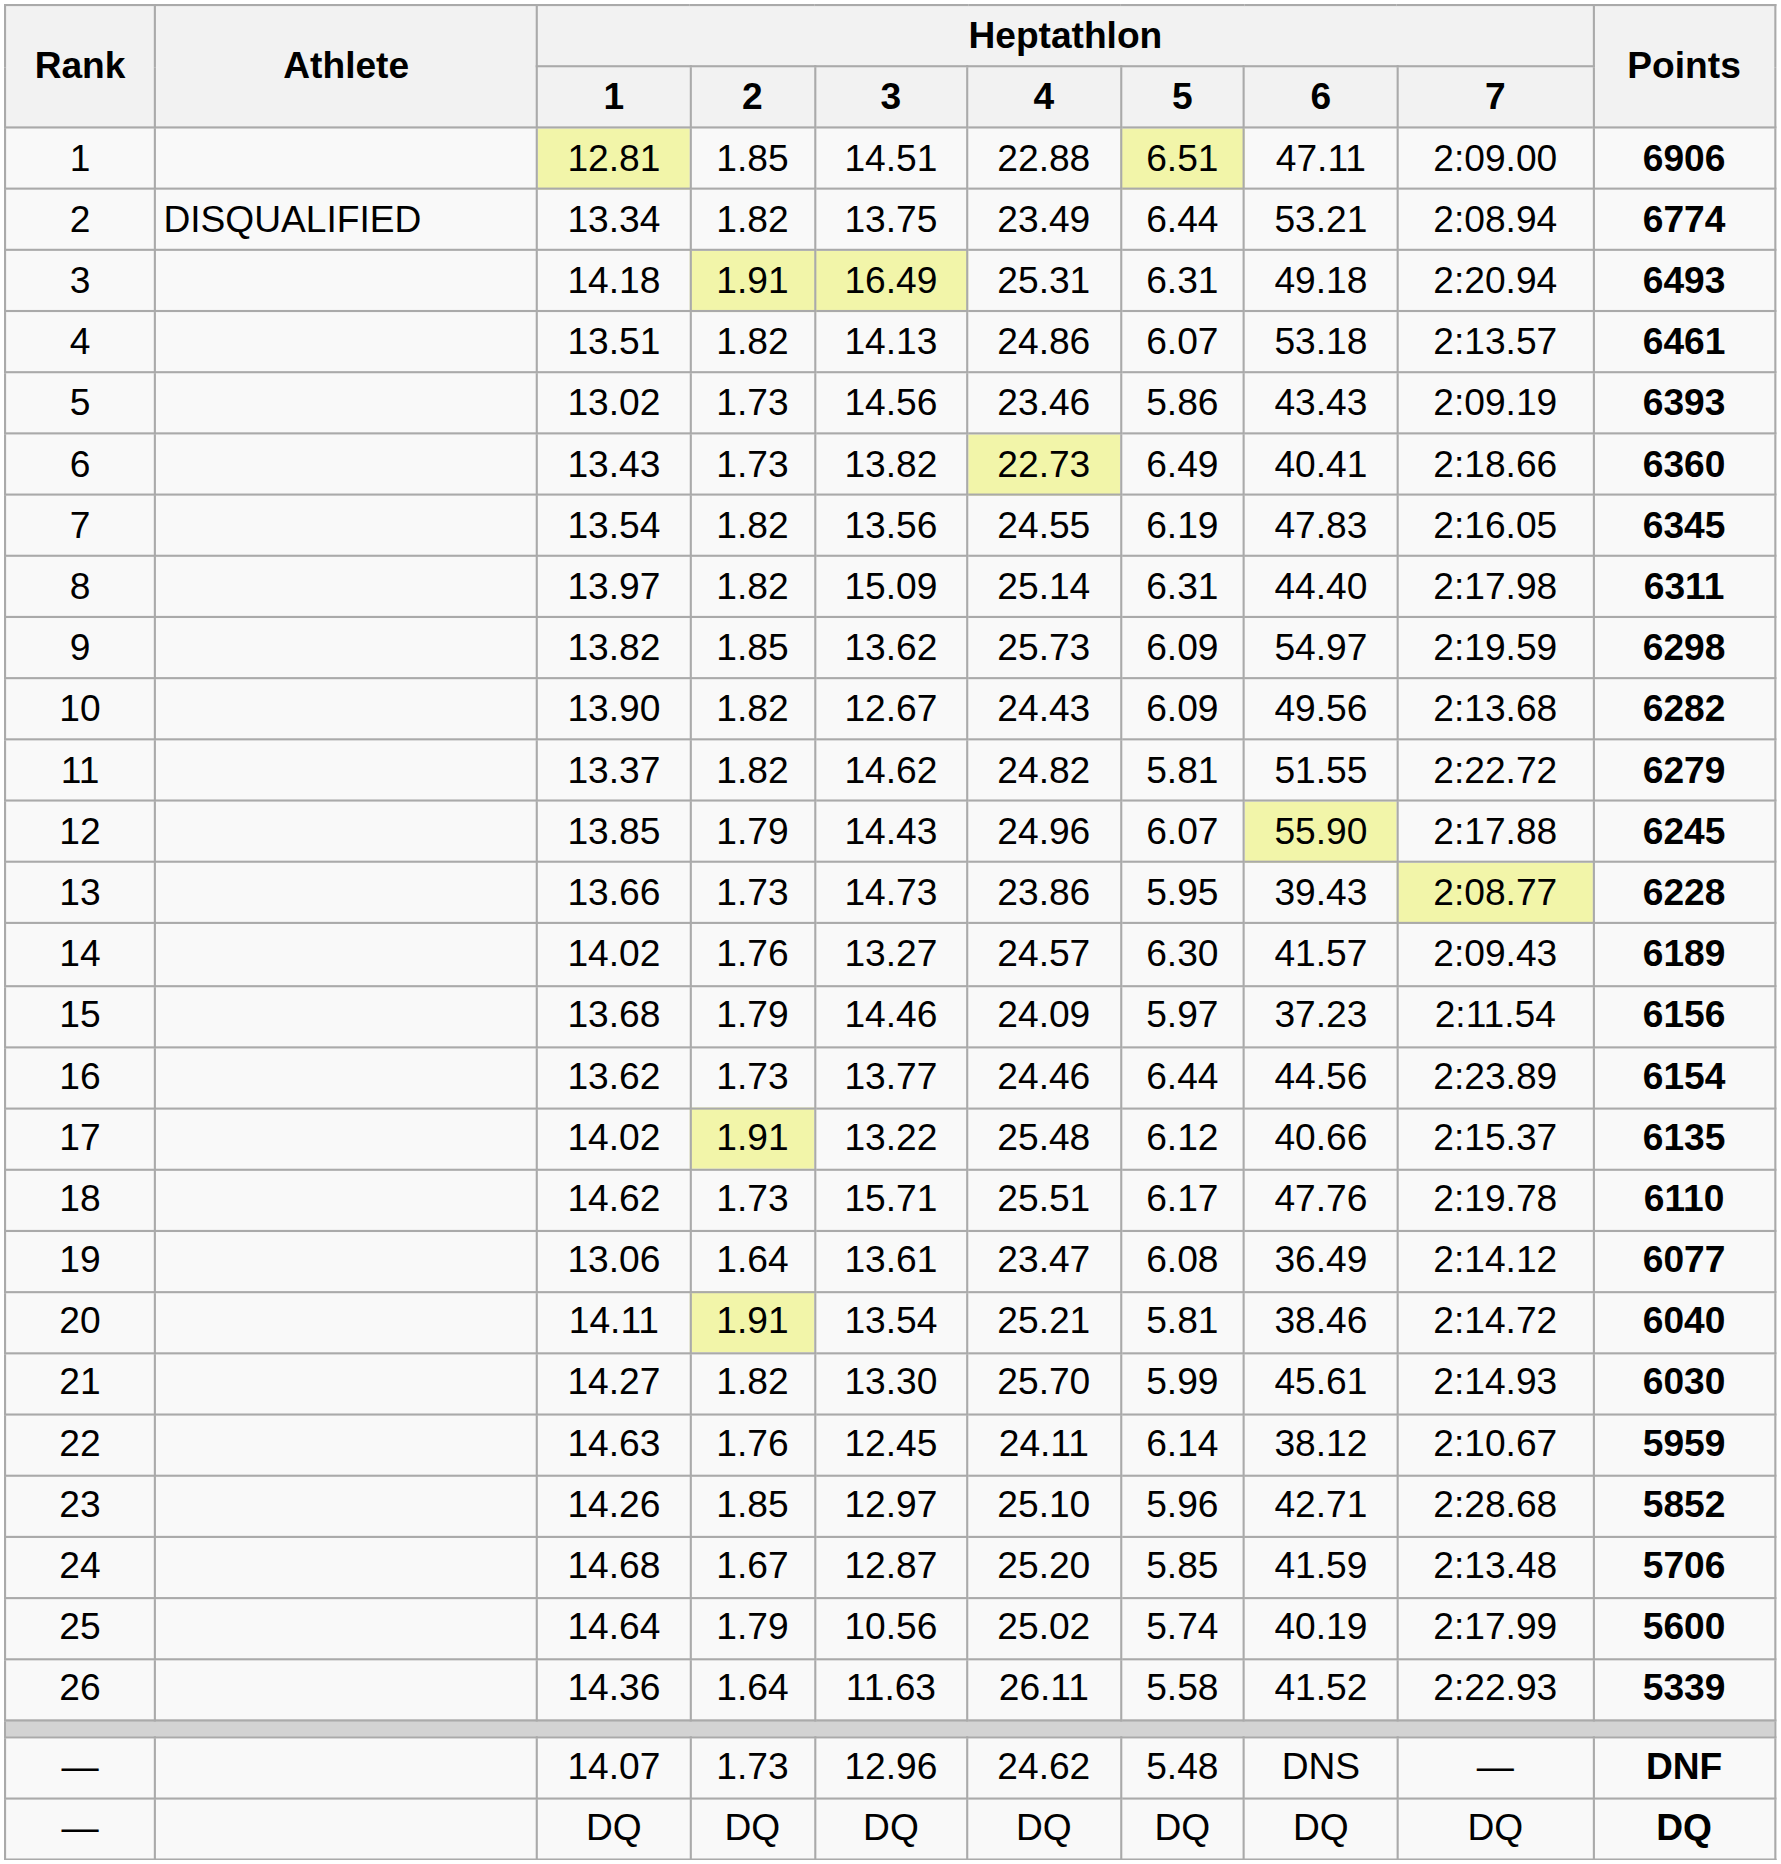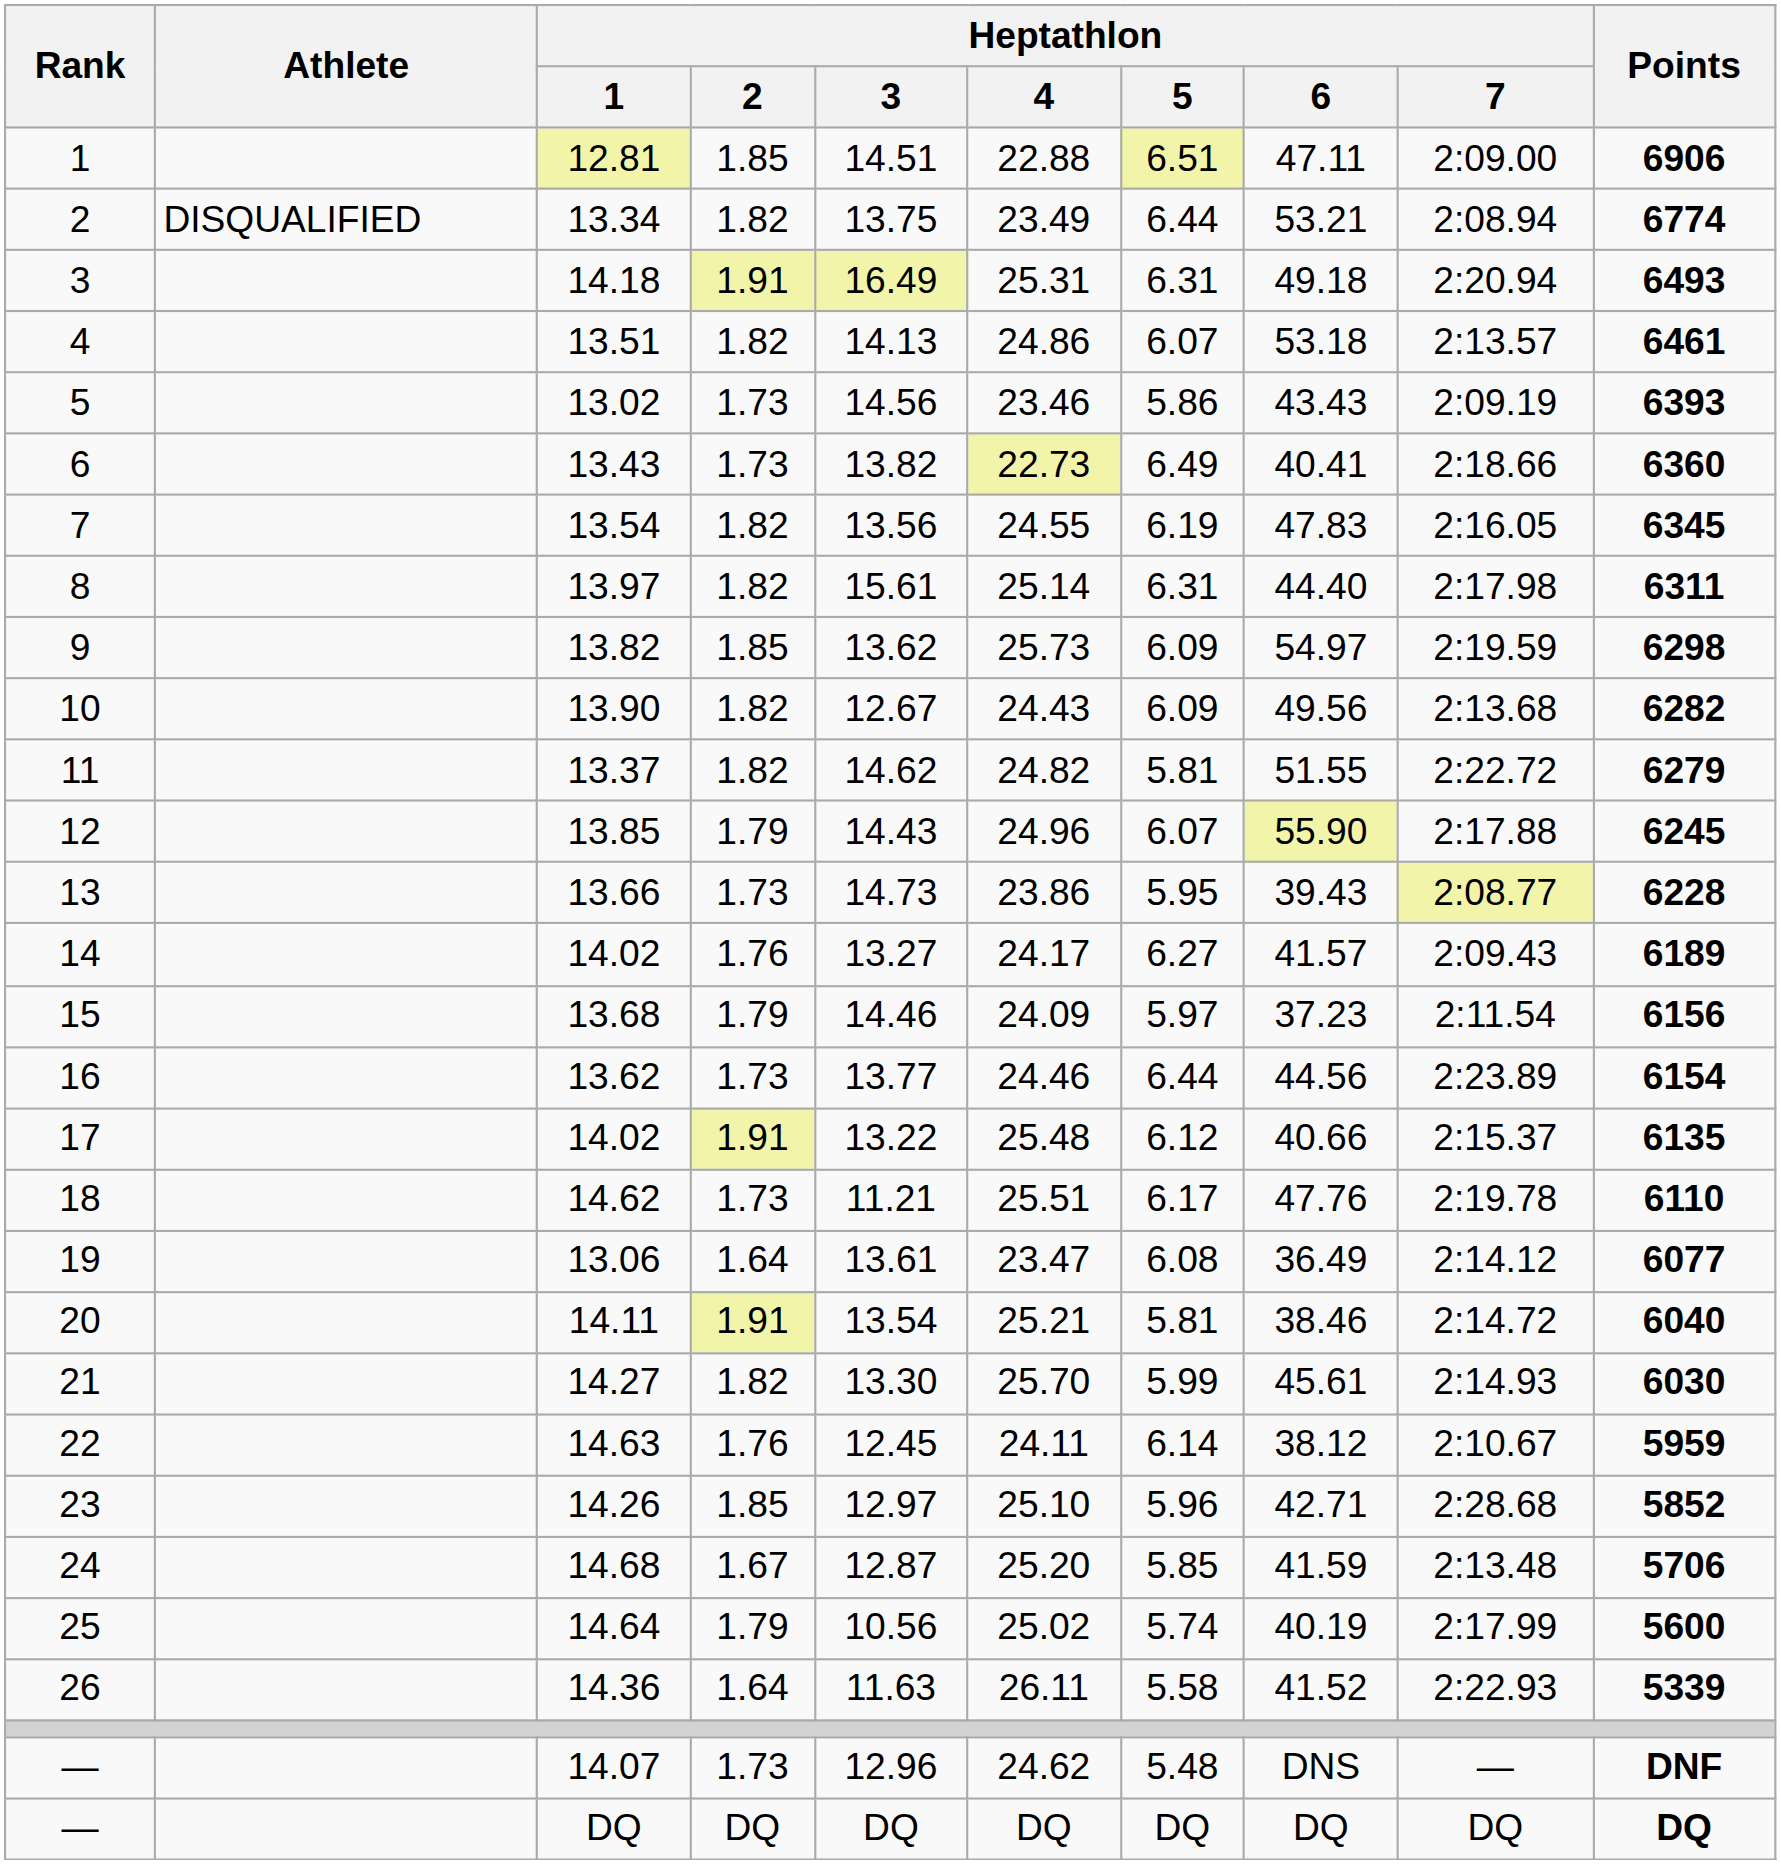(891, 586) 15.09 -> (891, 586) 15.61
(1044, 953) 24.57 -> (1044, 953) 24.17
(1182, 953) 6.30 -> (1182, 953) 6.27
(891, 1198) 15.71 -> (891, 1198) 11.21
